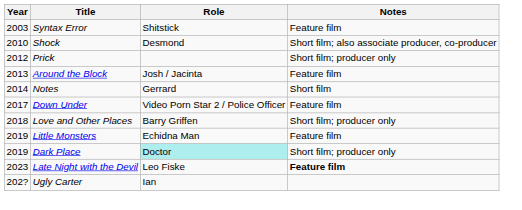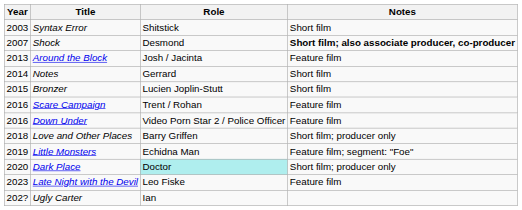(316, 27) Feature film -> (310, 27) Short film
(17, 43) 2010 -> (17, 43) 2007
(393, 43) normal -> (402, 43) bold
- row: (44, 58)
+ row: (50, 89)
+ row: (69, 105)
(17, 105) 2017 -> (17, 120) 2016
(316, 136) Feature film -> (352, 151) Feature film; segment: "Foe"
(17, 151) 2019 -> (17, 167) 2020
(318, 167) bold -> (316, 182) normal
